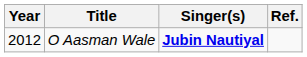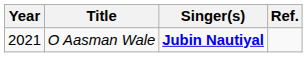(24, 39) 2012 -> (24, 39) 2021
